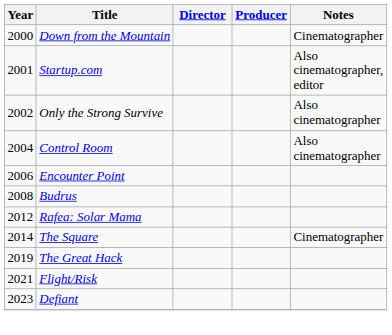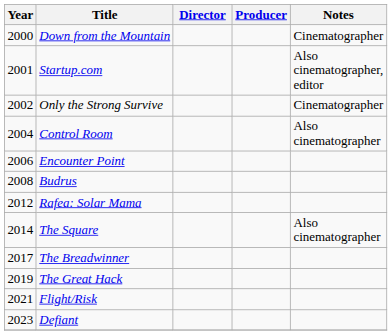(337, 112) Also cinematographer -> (338, 105) Cinematographer
(338, 237) Cinematographer -> (337, 230) Also cinematographer
+ row: (84, 258)
